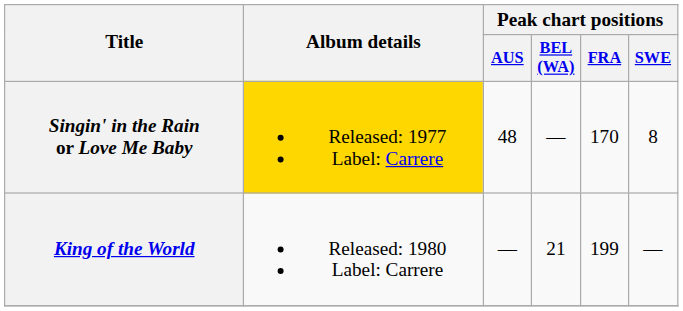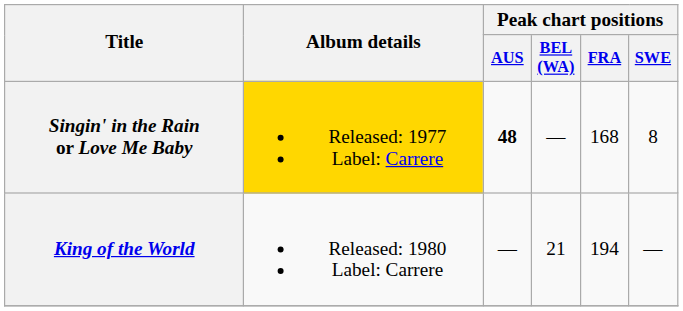(507, 137) normal -> (507, 137) bold
(604, 137) 170 -> (604, 137) 168
(604, 249) 199 -> (604, 249) 194
